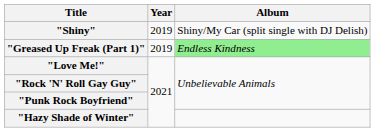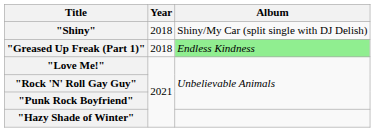(161, 30) 2019 -> (161, 30) 2018
(161, 48) 2019 -> (161, 48) 2018
